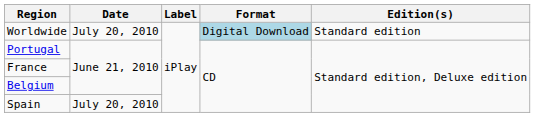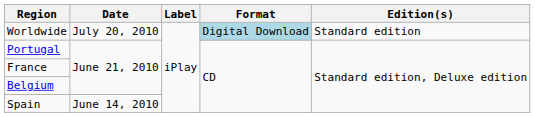(115, 103) July 20, 2010 -> (115, 103) June 14, 2010
